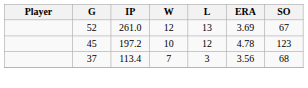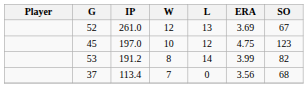(130, 43) 197.2 -> (130, 43) 197.0
(245, 43) 4.78 -> (245, 43) 4.75
+ row: (92, 59)
(207, 59) 3 -> (207, 75) 0
